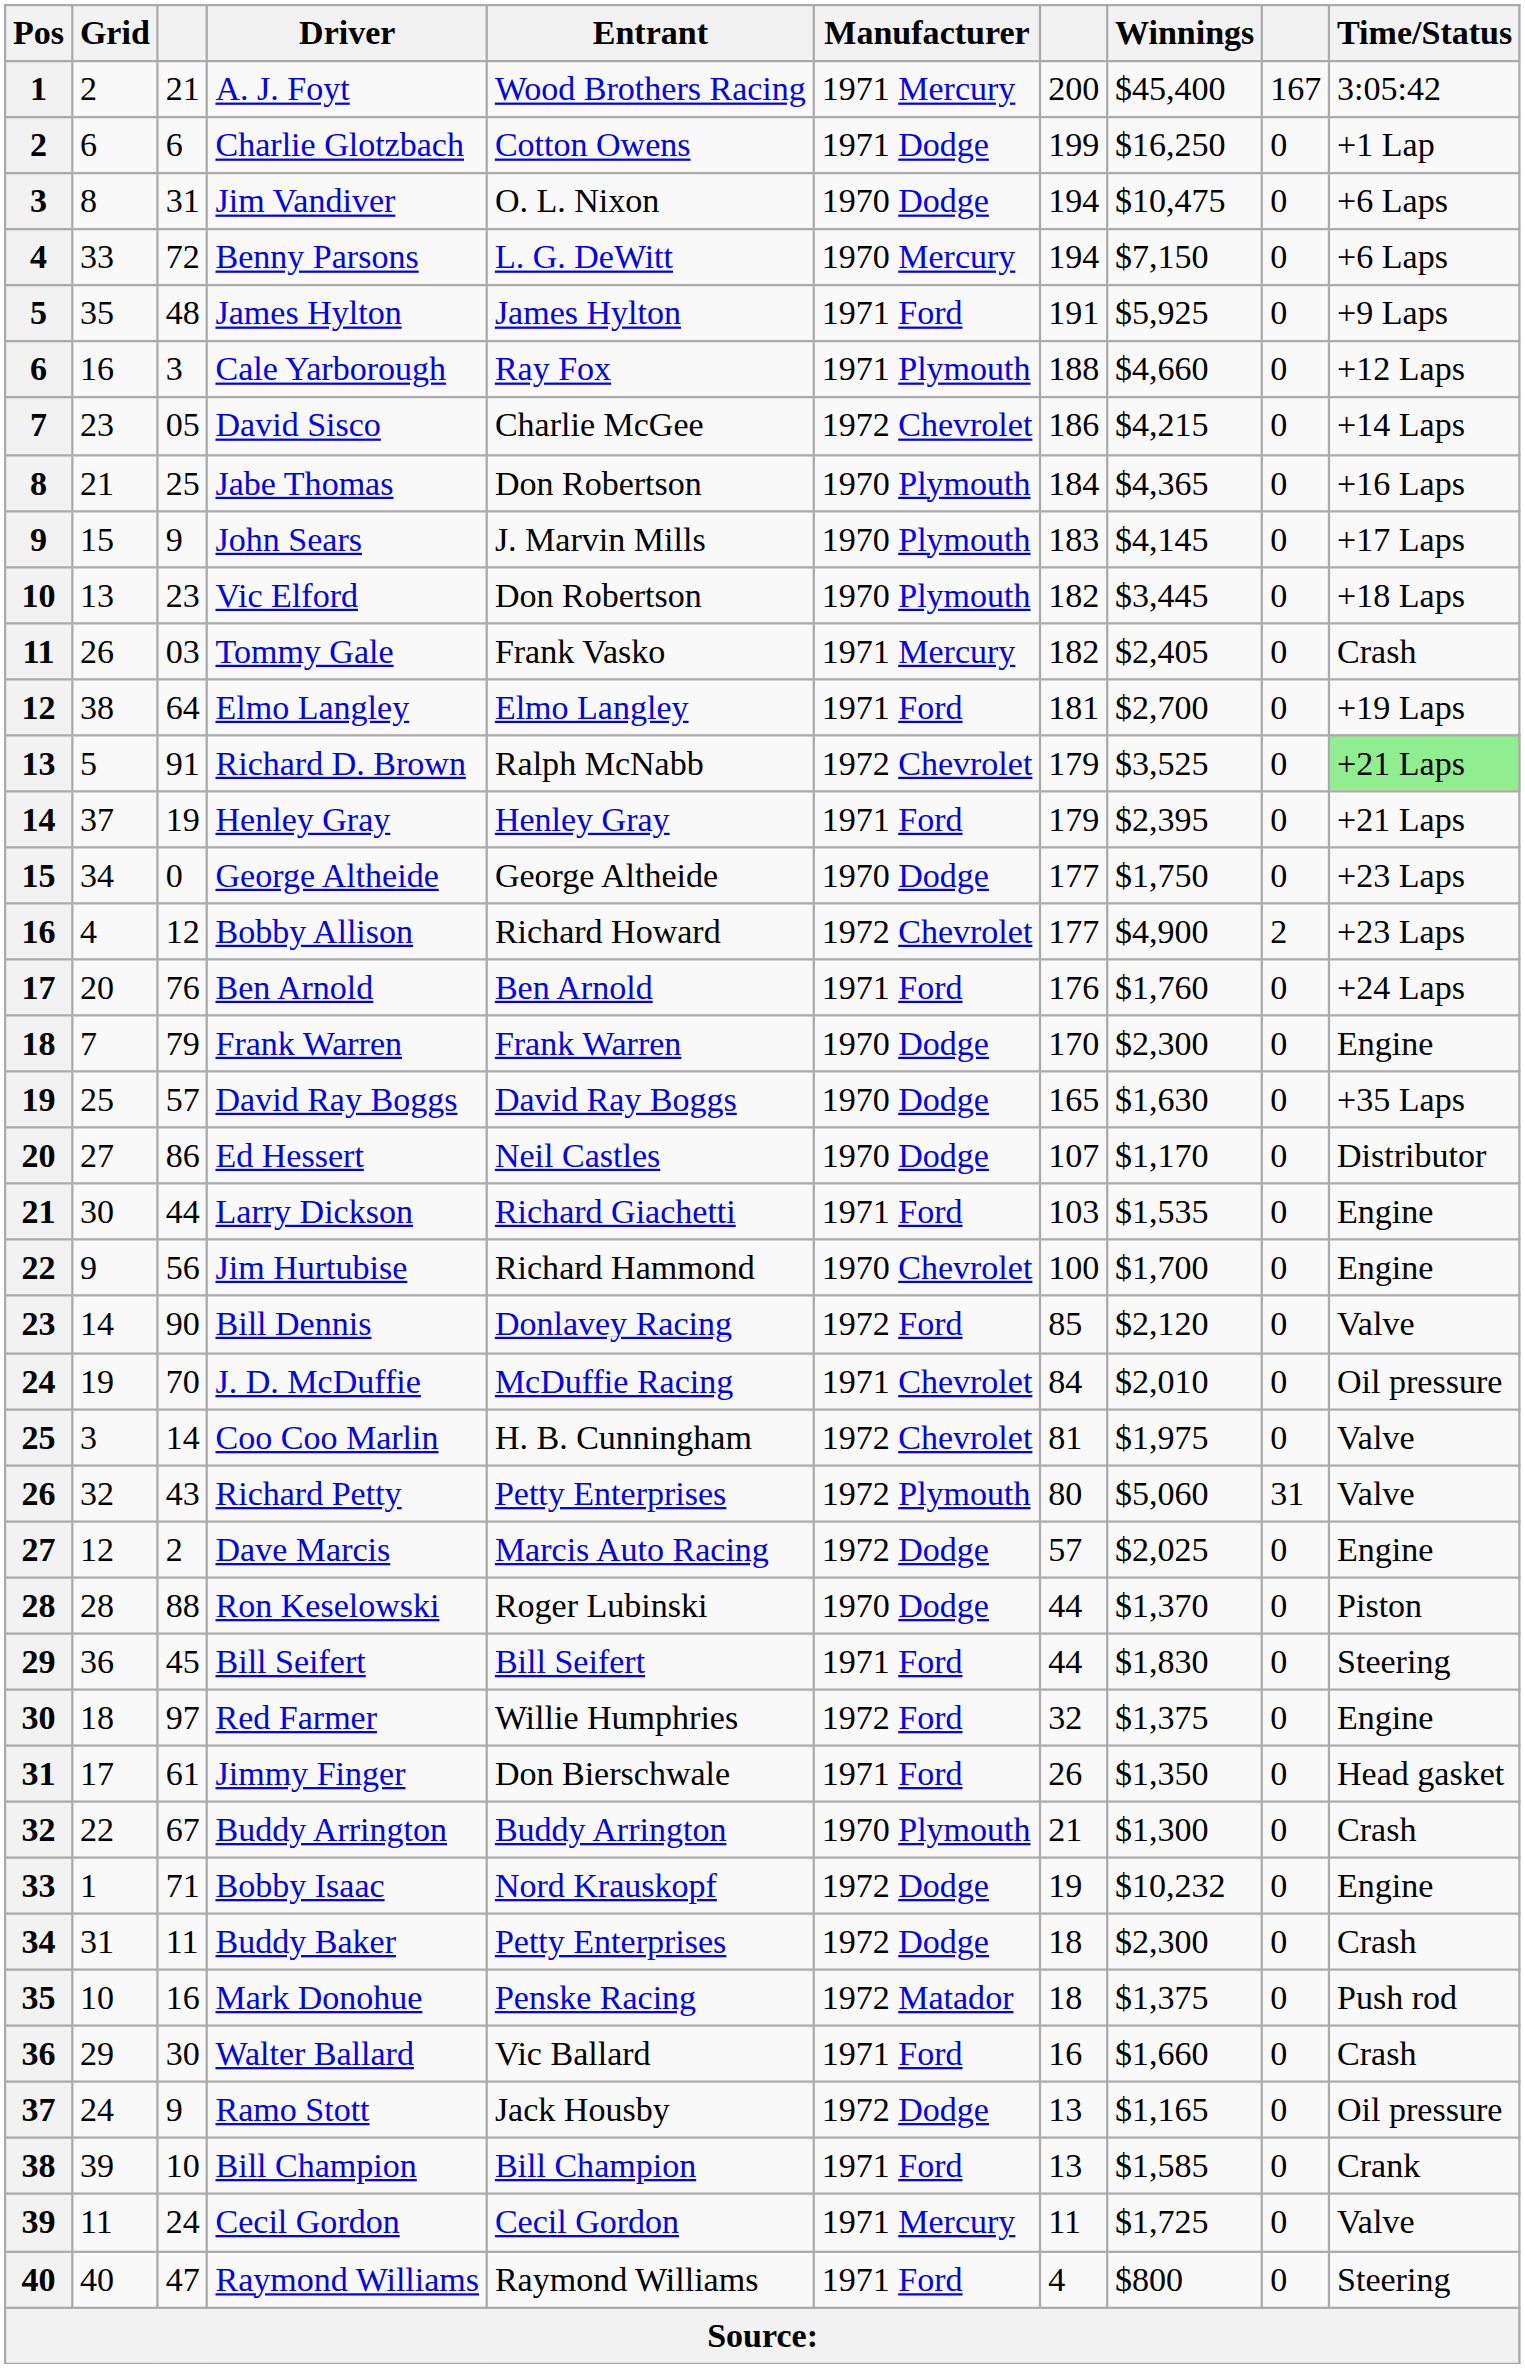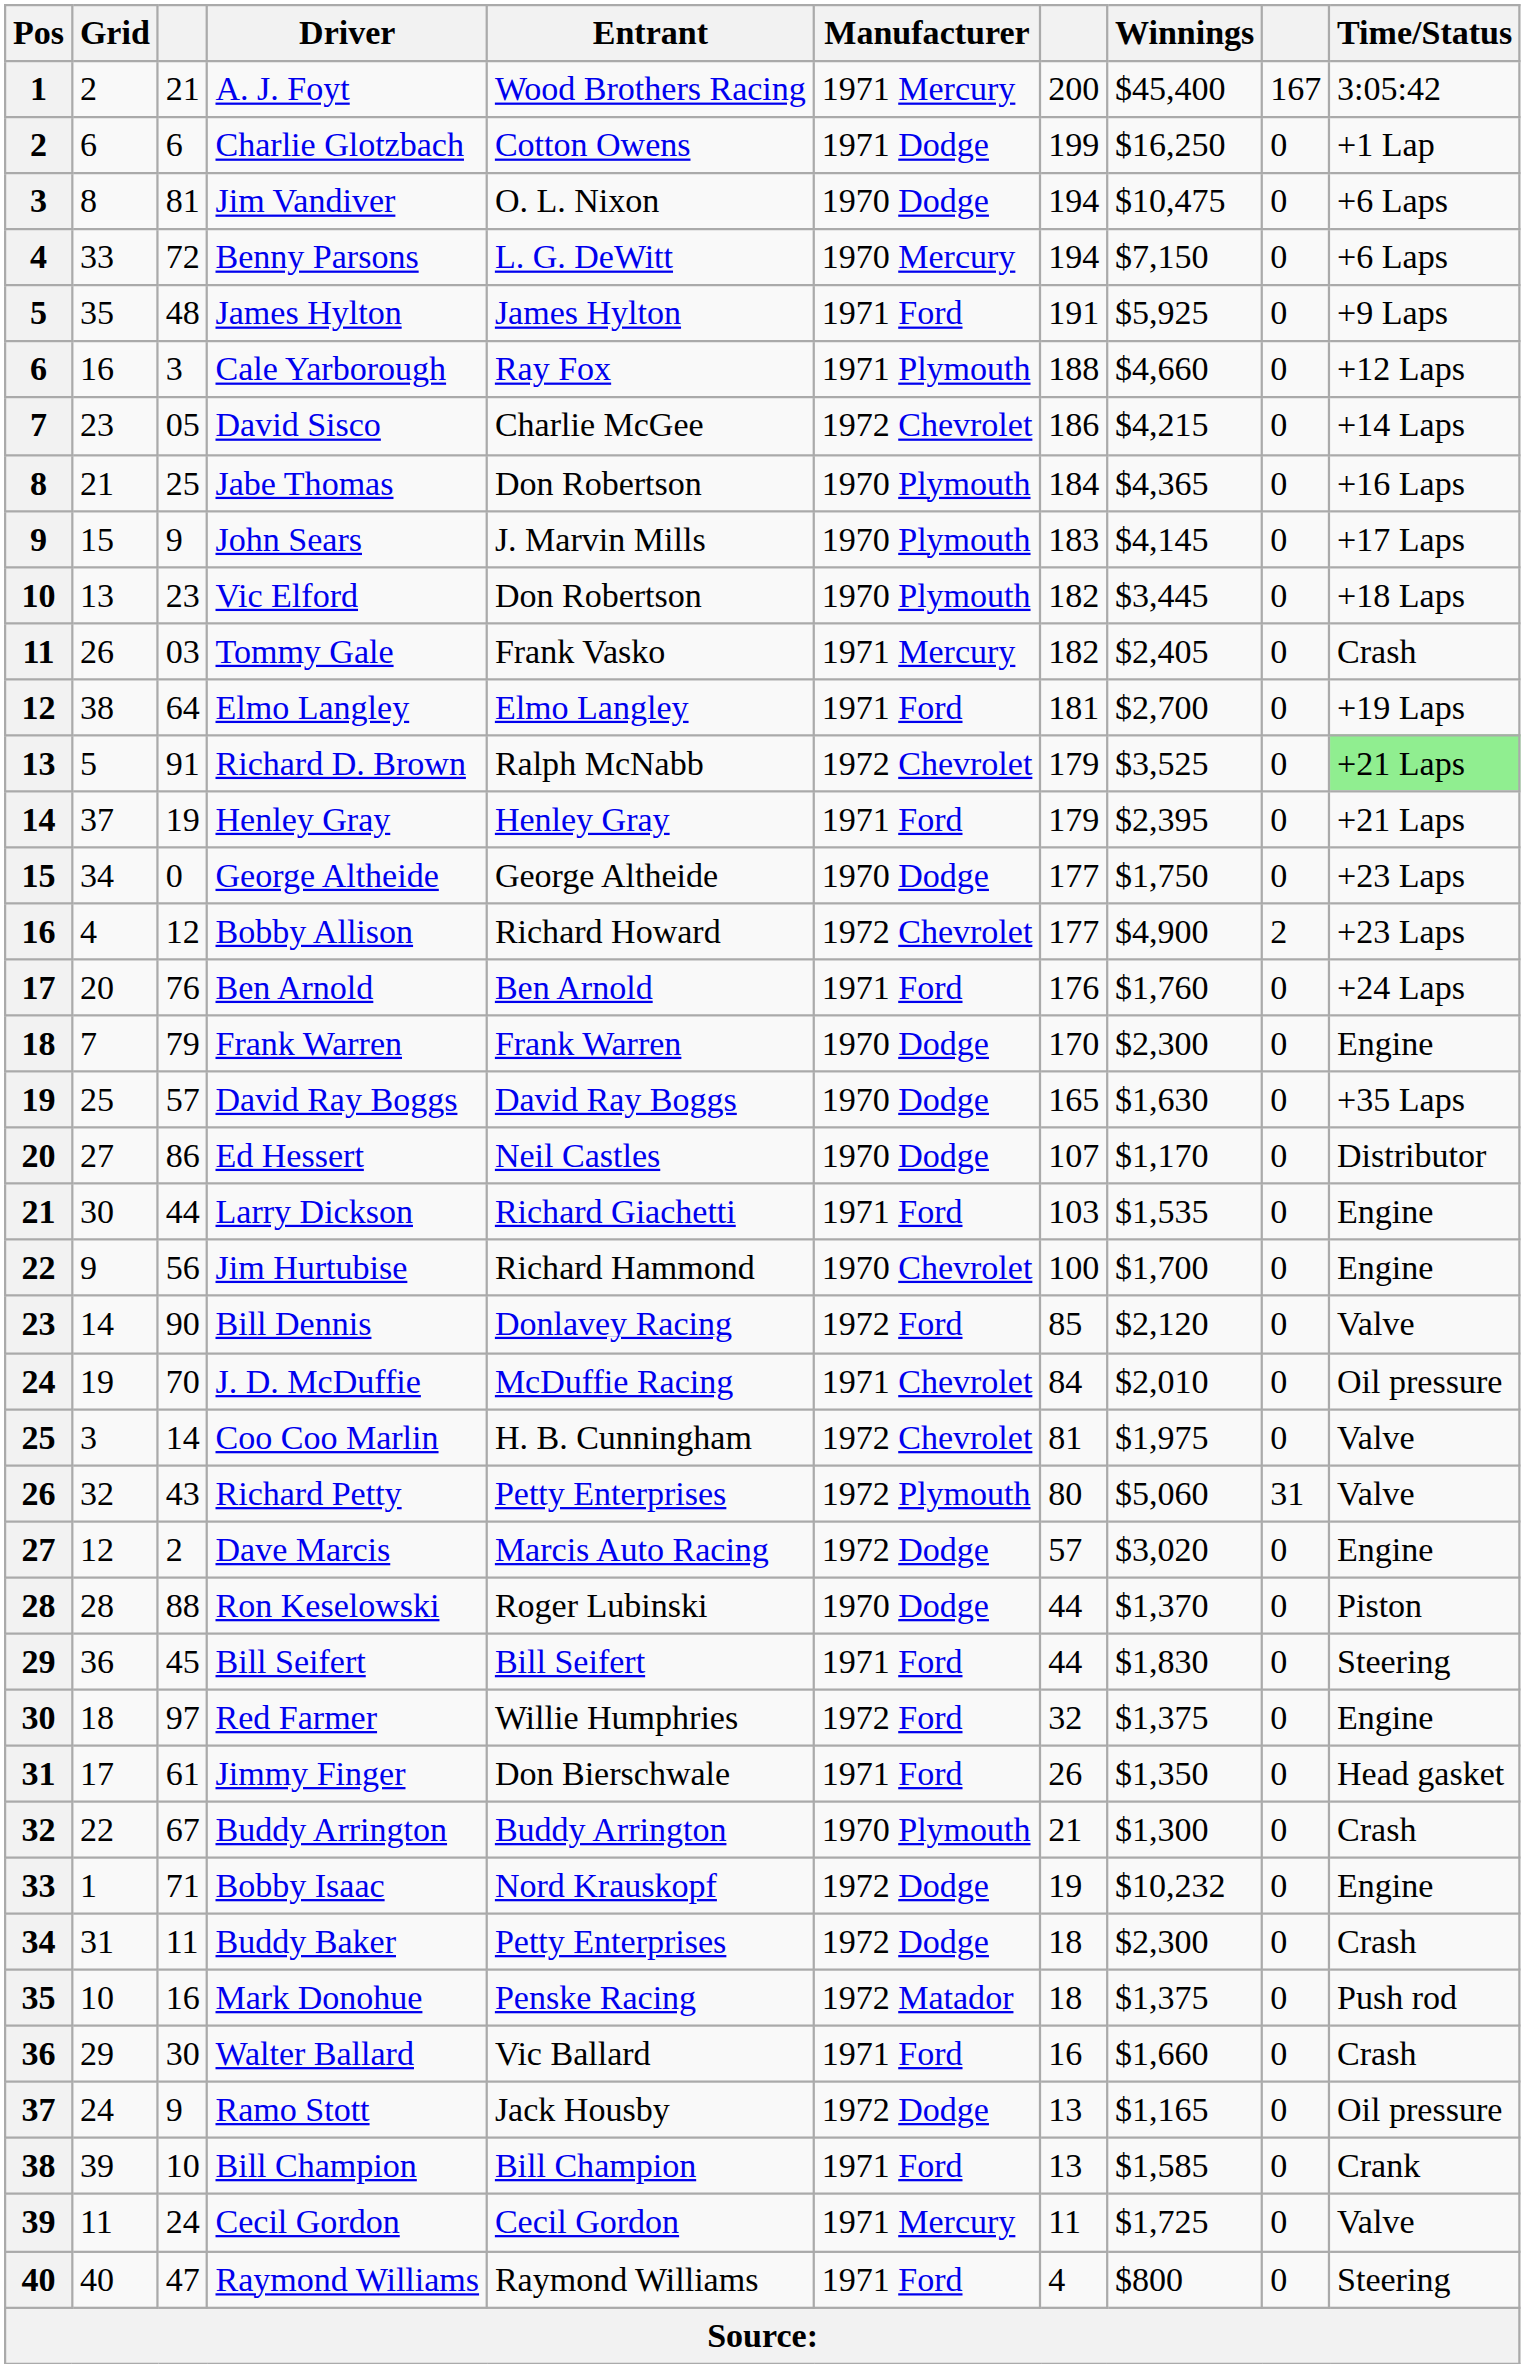(183, 201) 31 -> (183, 201) 81
(1162, 1548) $2,025 -> (1162, 1548) $3,020
